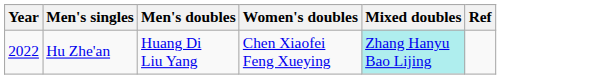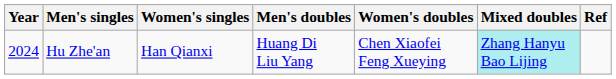+ column: (195, 17)
(24, 52) 2022 -> (24, 52) 2024
